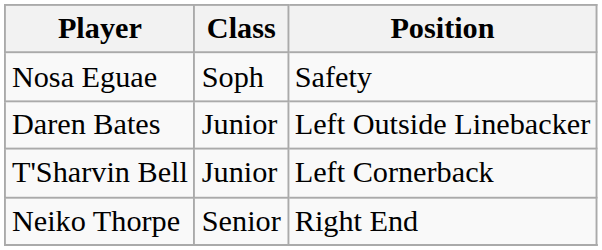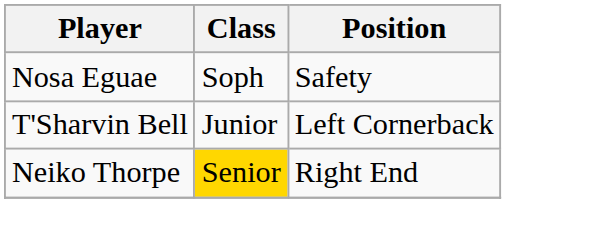- row: (86, 124)
(241, 220) no background -> (241, 172) gold background
